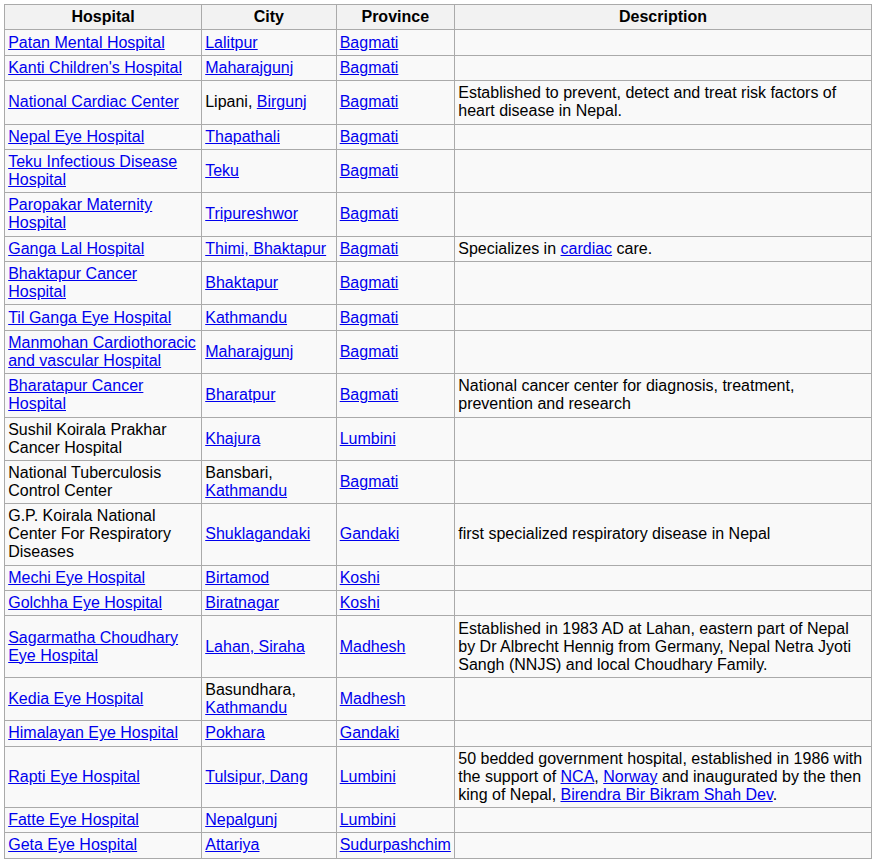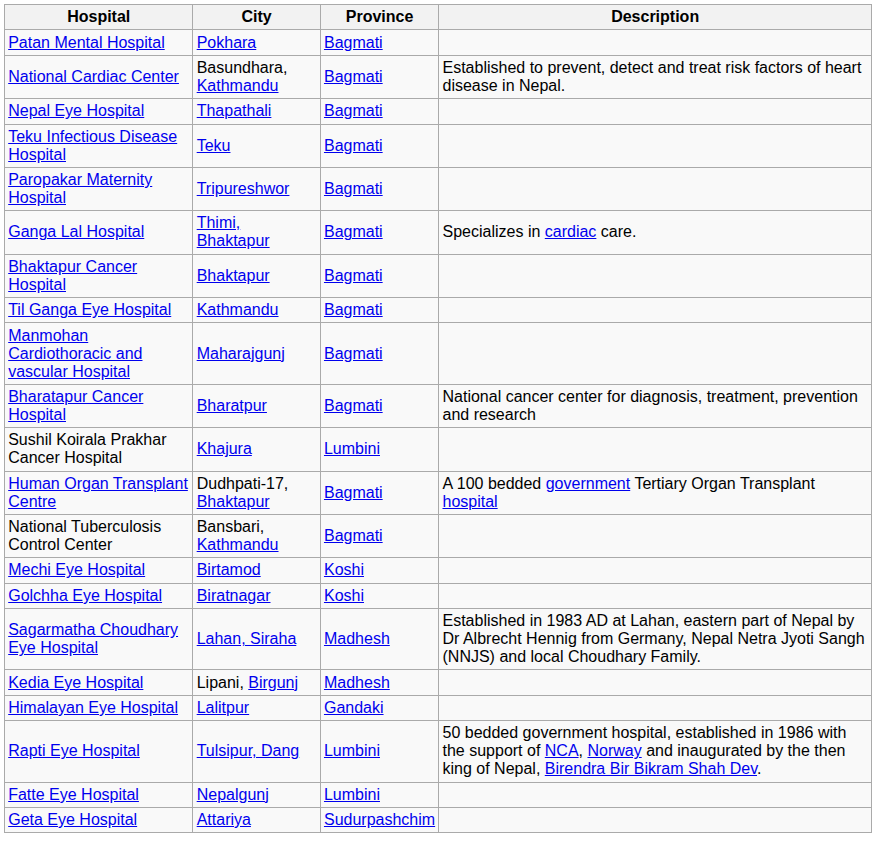(231, 42) Lalitpur -> (226, 42) Pokhara
- row: (95, 67)
(256, 102) Lipani, Birgunj -> (242, 76) Basundhara, Kathmandu
+ row: (98, 492)
- row: (90, 534)
(251, 698) Basundhara, Kathmandu -> (247, 682) Lipani, Birgunj
(235, 733) Pokhara -> (223, 707) Lalitpur
